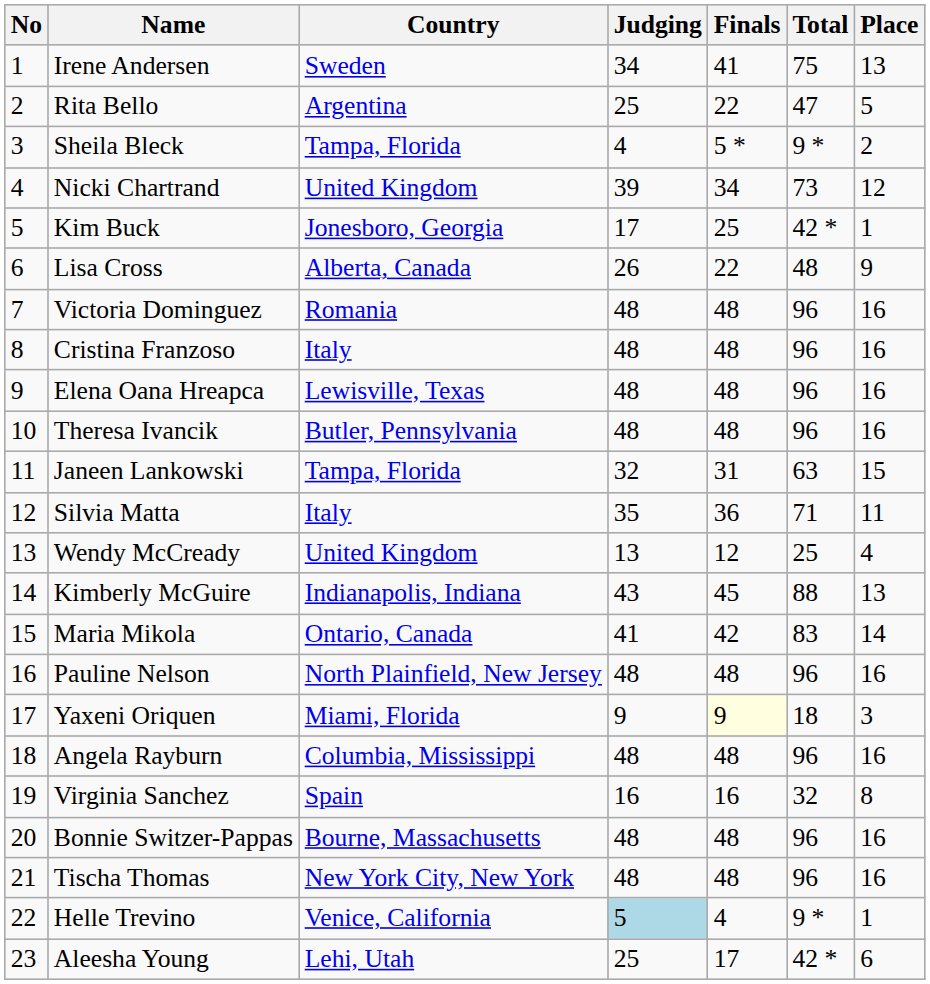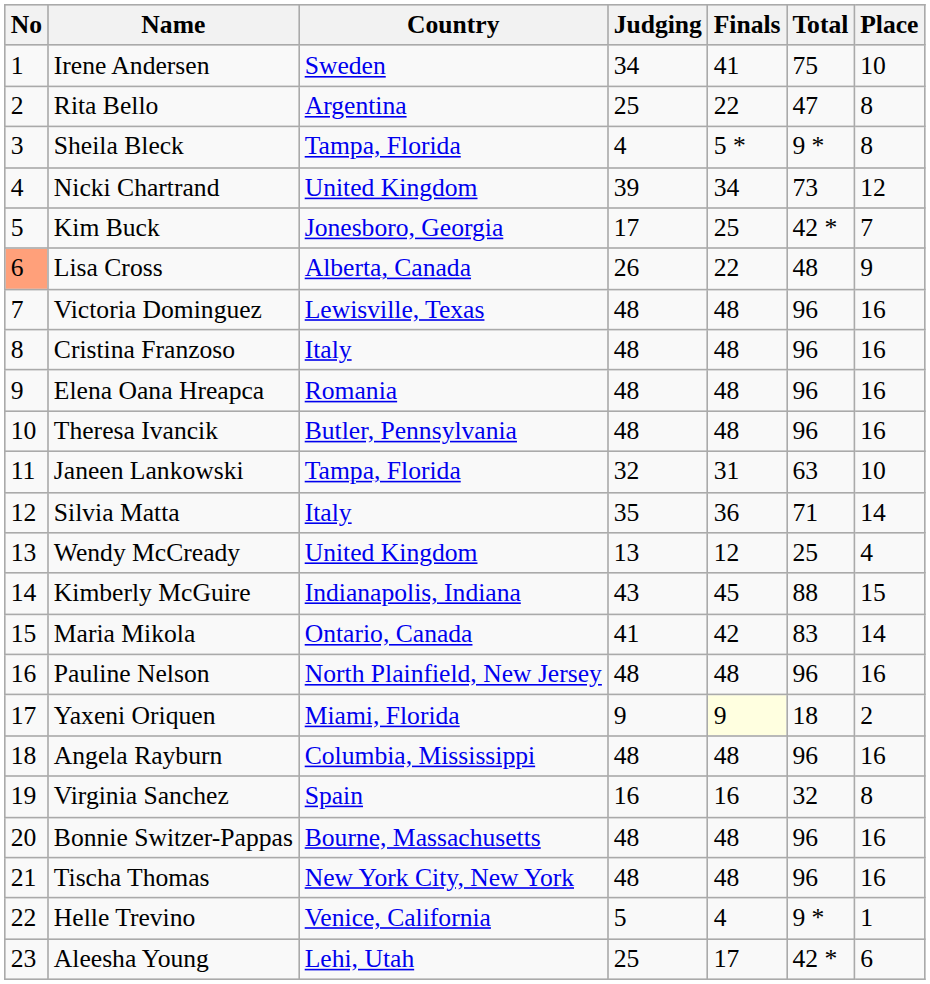(873, 65) 13 -> (873, 65) 10
(867, 106) 5 -> (867, 106) 8
(867, 146) 2 -> (867, 146) 8
(867, 227) 1 -> (867, 227) 7
(17, 268) no background -> (17, 268) lightsalmon background
(351, 308) Romania -> (395, 308) Lewisville, Texas
(395, 390) Lewisville, Texas -> (351, 390) Romania
(873, 471) 15 -> (873, 471) 10
(872, 512) 11 -> (873, 512) 14
(873, 593) 13 -> (873, 593) 15
(867, 715) 3 -> (867, 715) 2
(620, 918) lightblue background -> (620, 918) no background
